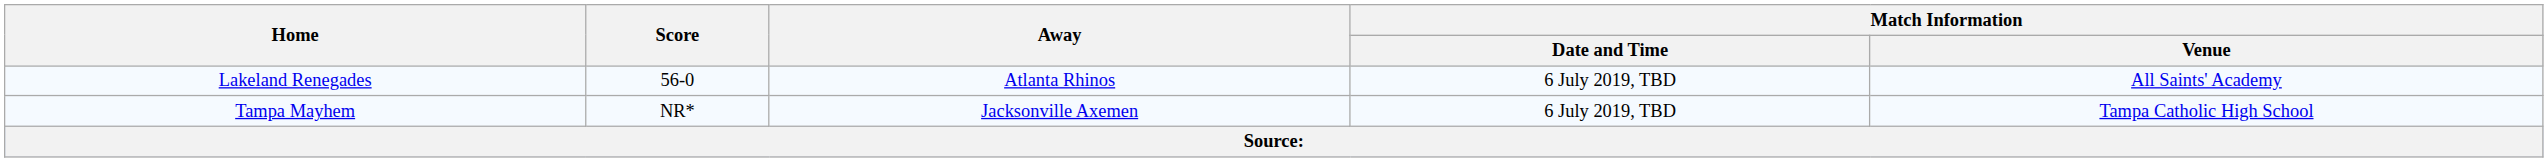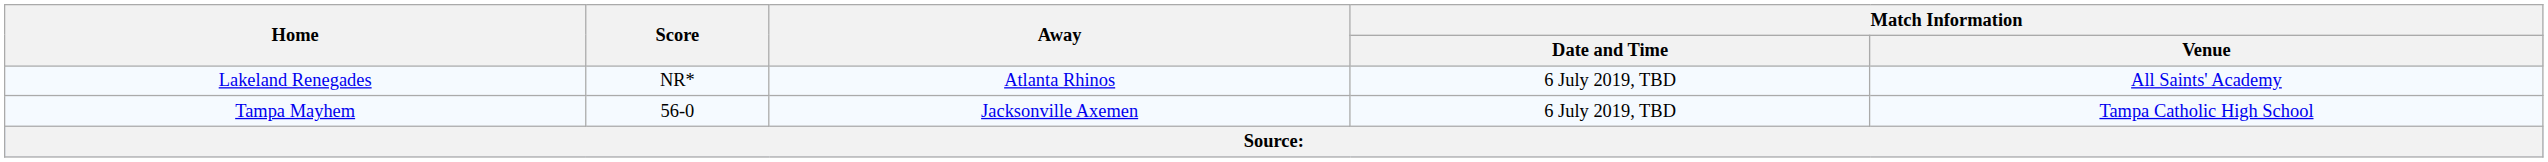(677, 80) 56-0 -> (677, 80) NR*
(677, 111) NR* -> (677, 111) 56-0
